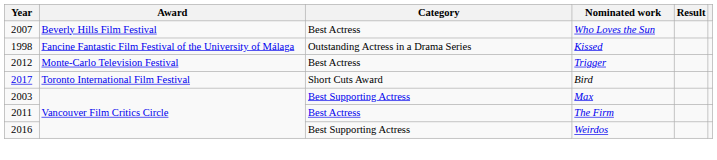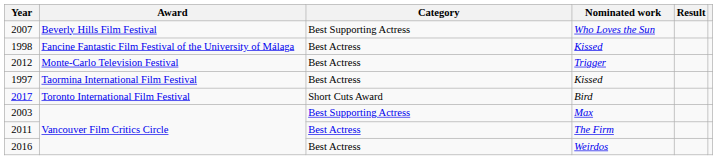(334, 29) Best Actress -> (359, 29) Best Supporting Actress
(390, 46) Outstanding Actress in a Drama Series -> (334, 46) Best Actress
+ row: (22, 79)
(359, 130) Best Supporting Actress -> (334, 146) Best Actress
